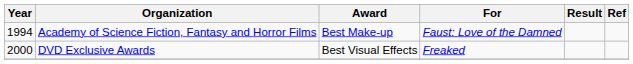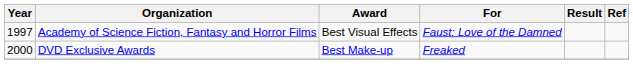(20, 31) 1994 -> (20, 31) 1997
(357, 31) Best Make-up -> (370, 31) Best Visual Effects
(370, 50) Best Visual Effects -> (357, 50) Best Make-up
